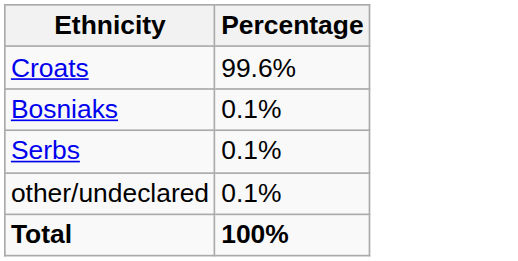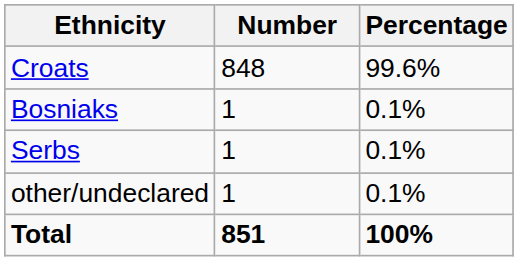+ column: (287, 25)
